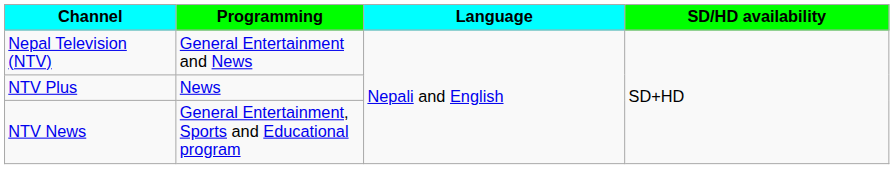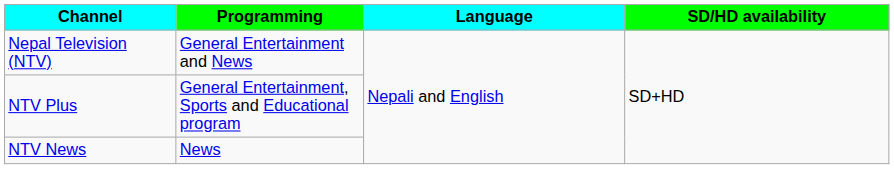(200, 87) News -> (264, 105) General Entertainment, Sports and Educational program
(264, 131) General Entertainment, Sports and Educational program -> (200, 150) News
